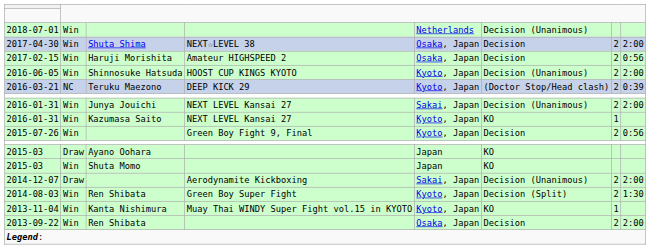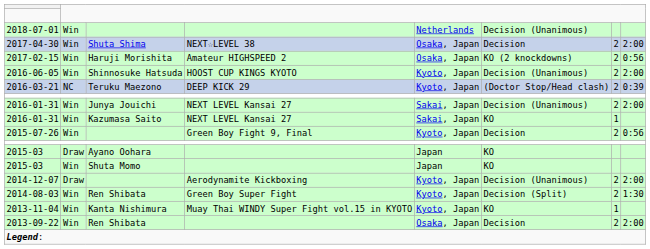(504, 58) Decision -> (528, 58) KO (2 knockdowns)
(448, 119) Kyoto, Japan -> (448, 119) Sakai, Japan
(448, 180) Sakai, Japan -> (448, 180) Kyoto, Japan
